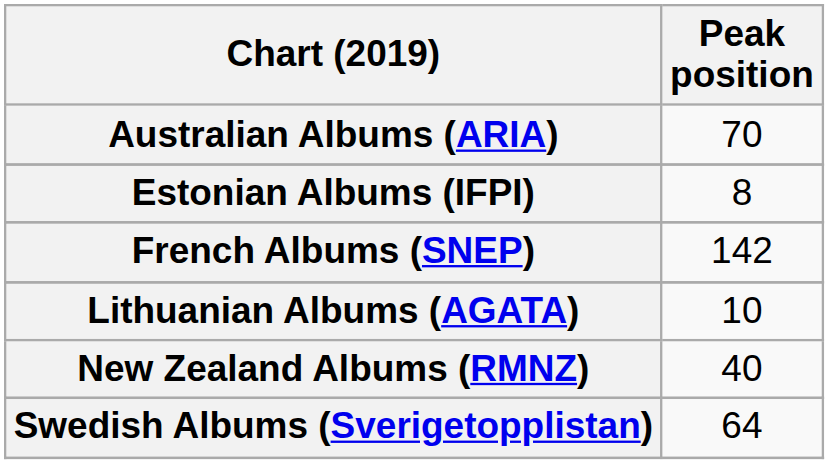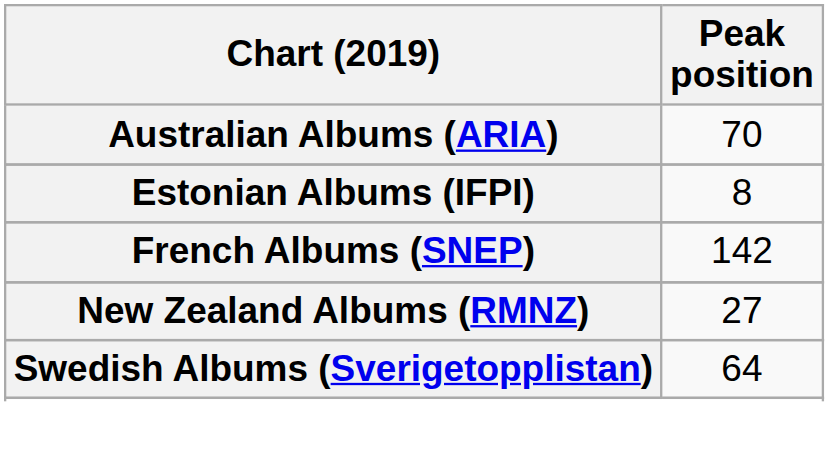- row: (333, 309)
(742, 368) 40 -> (742, 309) 27
